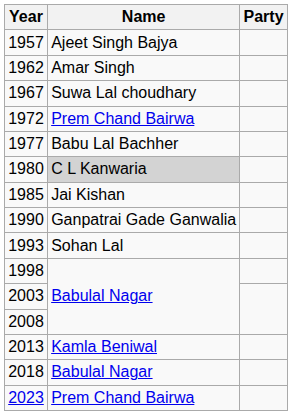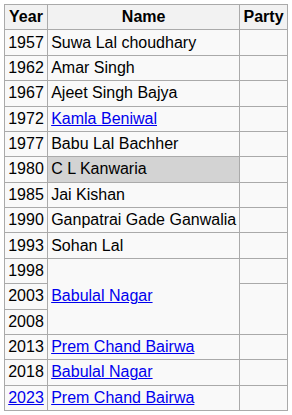(114, 42) Ajeet Singh Bajya -> (124, 42) Suwa Lal choudhary
(124, 93) Suwa Lal choudhary -> (114, 93) Ajeet Singh Bajya
(123, 118) Prem Chand Bairwa -> (104, 118) Kamla Beniwal
(104, 347) Kamla Beniwal -> (123, 347) Prem Chand Bairwa
